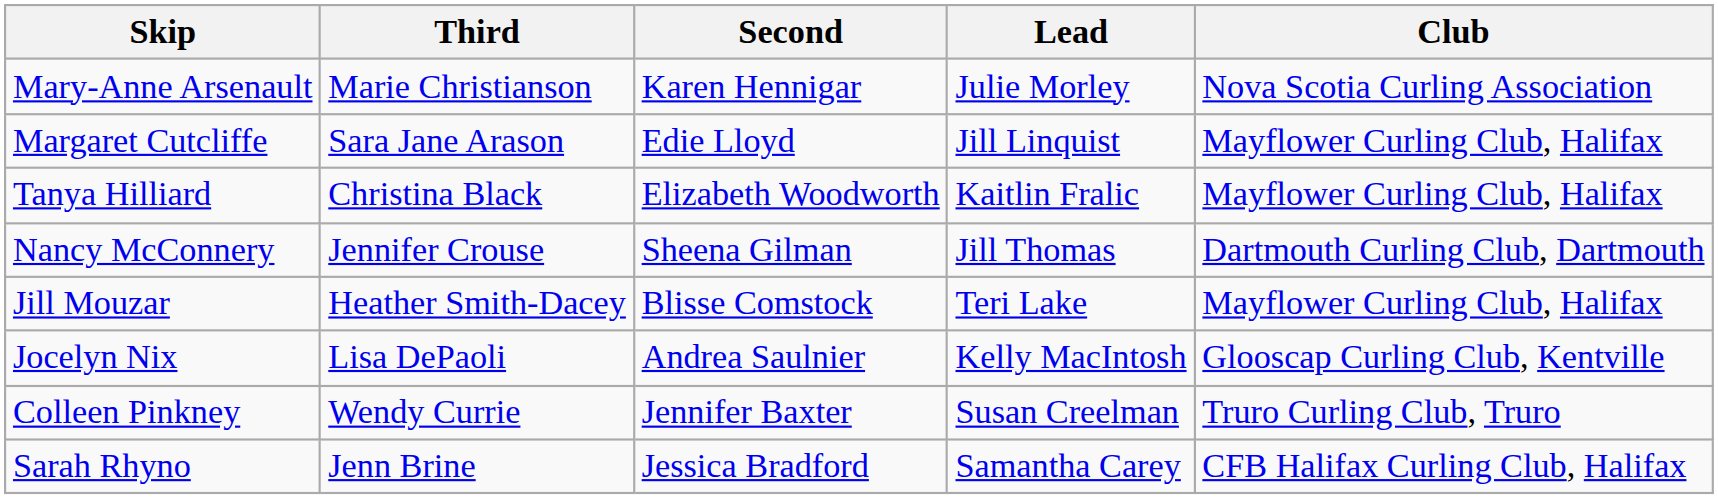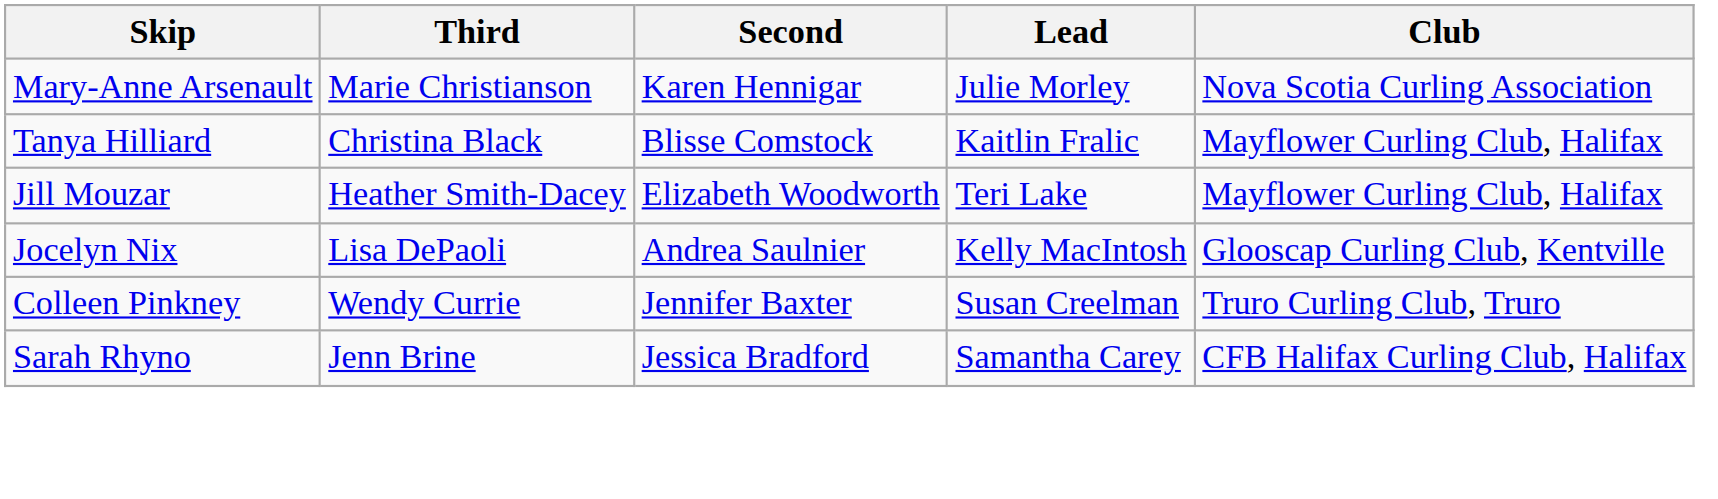- row: (140, 140)
(791, 194) Elizabeth Woodworth -> (757, 140) Blisse Comstock
- row: (144, 248)
(757, 303) Blisse Comstock -> (791, 194) Elizabeth Woodworth
